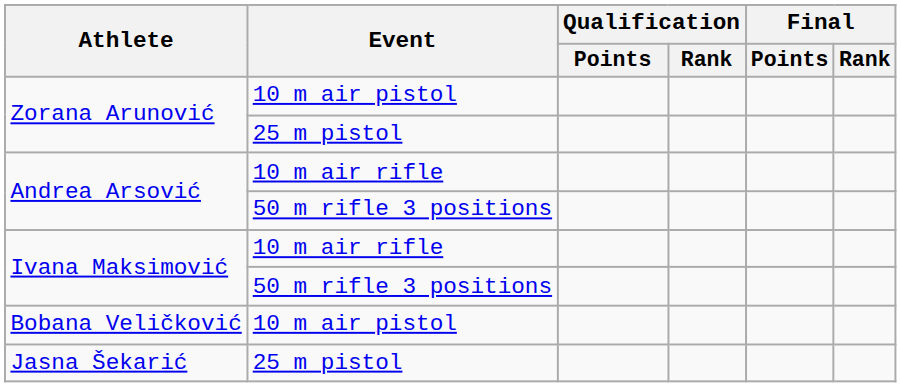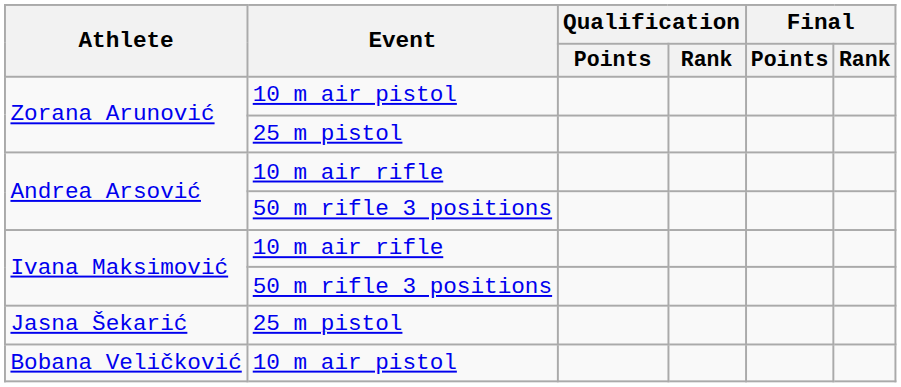rows swapped: (99, 363) <-> (126, 324)
